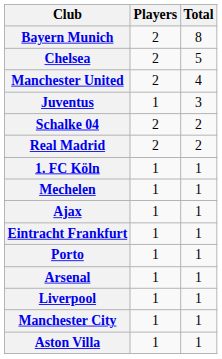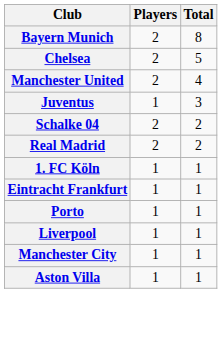- row: (67, 189)
- row: (67, 211)
- row: (67, 277)
